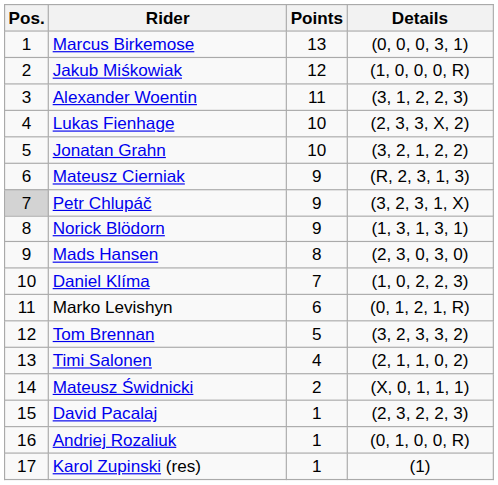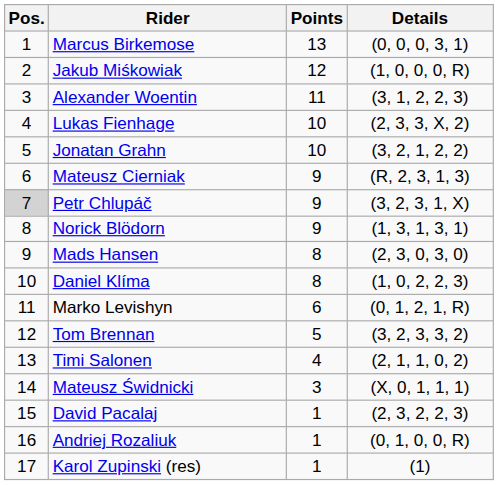(317, 281) 7 -> (317, 281) 8
(317, 387) 2 -> (317, 387) 3
